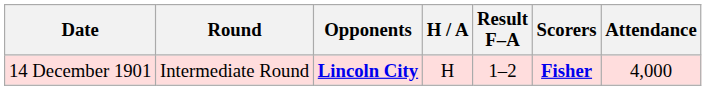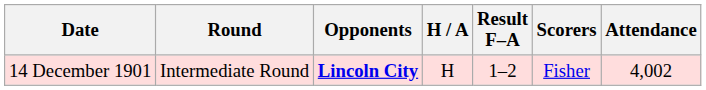(567, 70) bold -> (567, 70) normal
(651, 70) 4,000 -> (651, 70) 4,002
